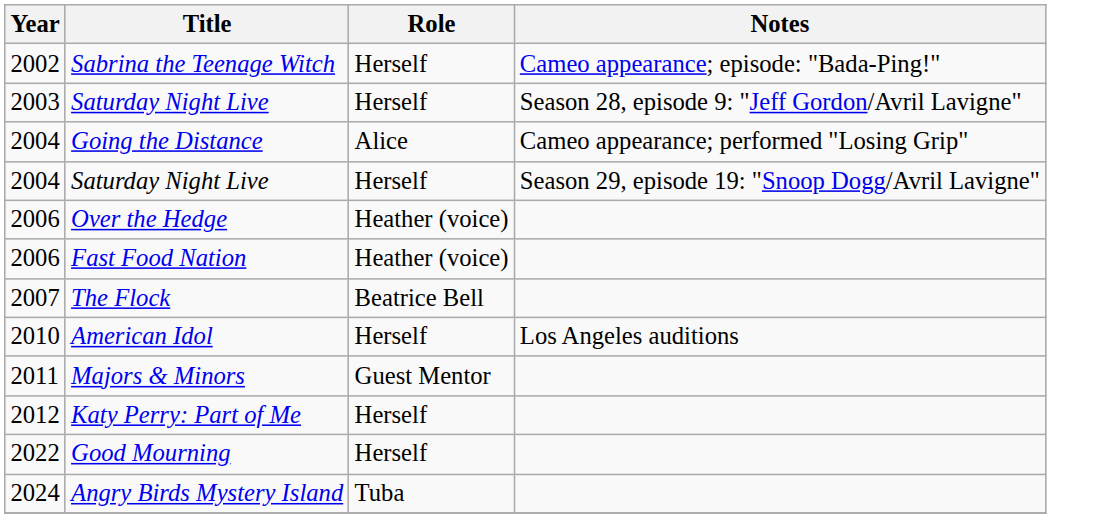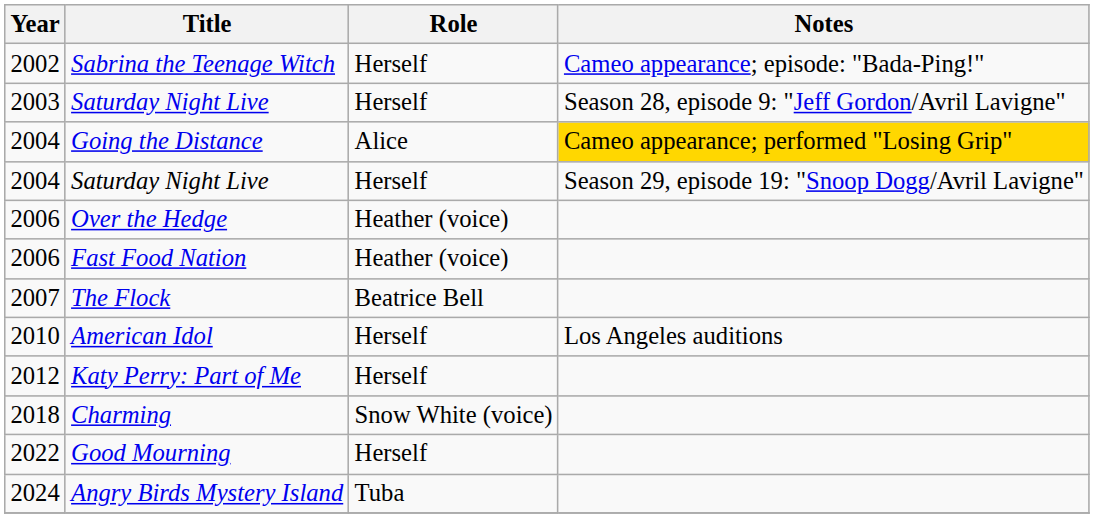(744, 141) no background -> (788, 141) gold background
- row: (35, 375)
+ row: (35, 414)
